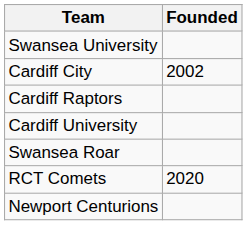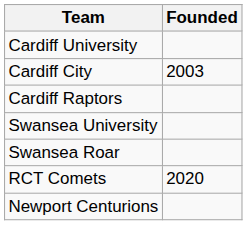rows swapped: (73, 125) <-> (83, 44)
(185, 71) 2002 -> (185, 71) 2003
